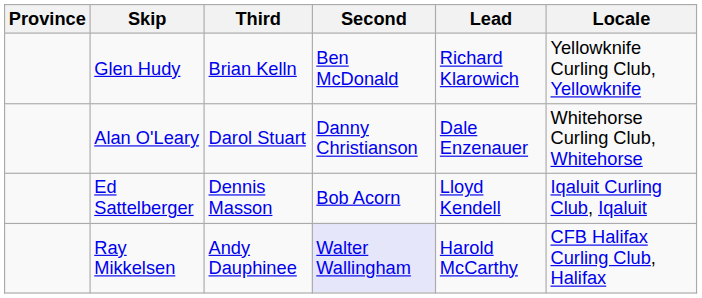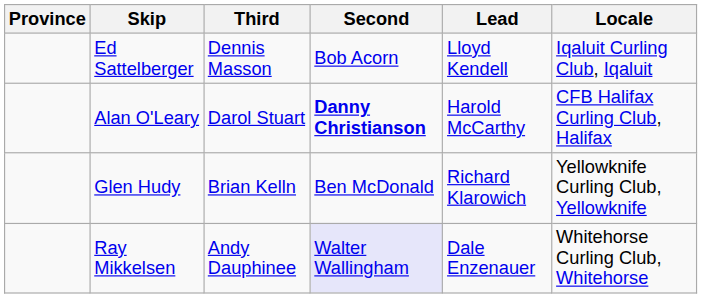rows swapped: (137, 68) <-> (144, 198)
(367, 138) normal -> (370, 117) bold
(484, 138) Dale Enzenauer -> (486, 117) Harold McCarthy
(603, 138) Whitehorse Curling Club, Whitehorse -> (609, 117) CFB Halifax Curling Club, Halifax
(479, 257) Harold McCarthy -> (491, 257) Dale Enzenauer
(603, 257) CFB Halifax Curling Club, Halifax -> (609, 257) Whitehorse Curling Club, Whitehorse
